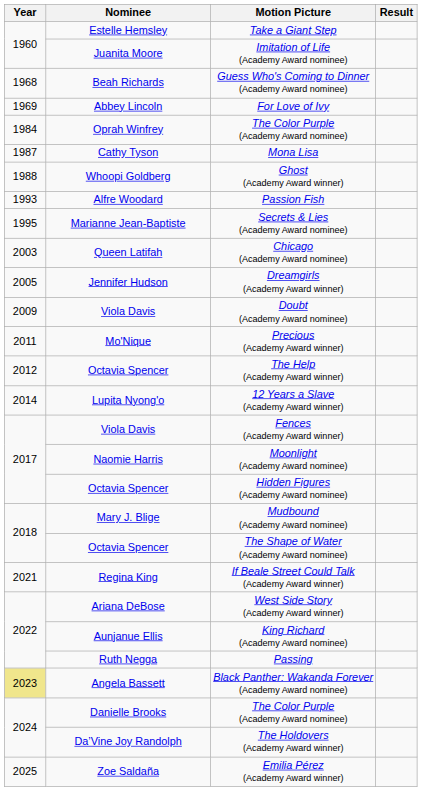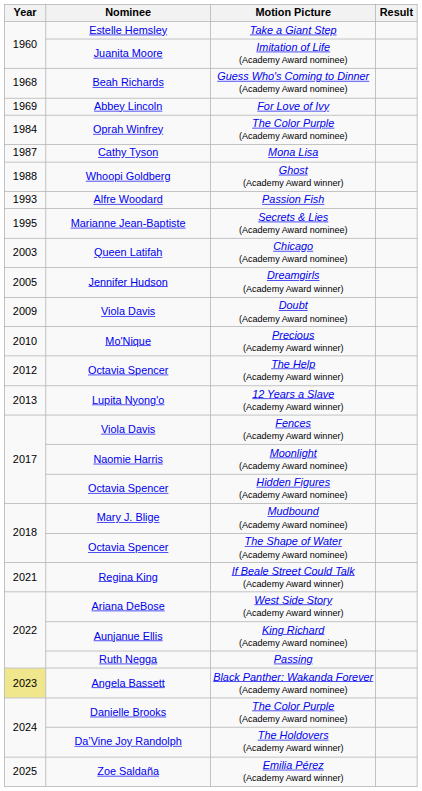(25, 341) 2011 -> (25, 341) 2010
(25, 400) 2014 -> (25, 400) 2013
